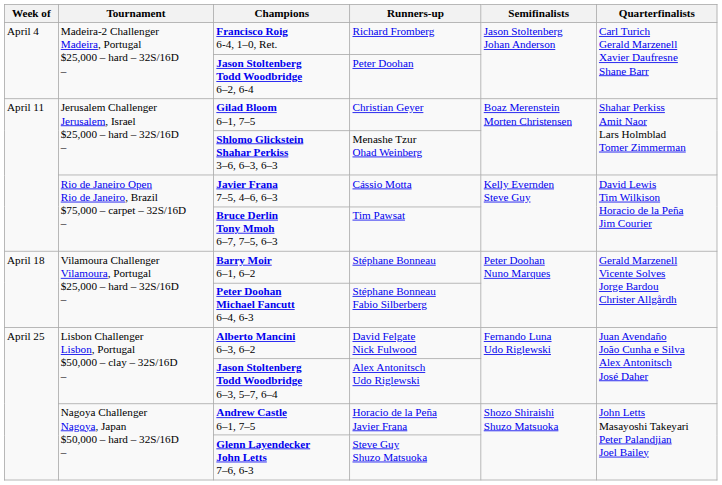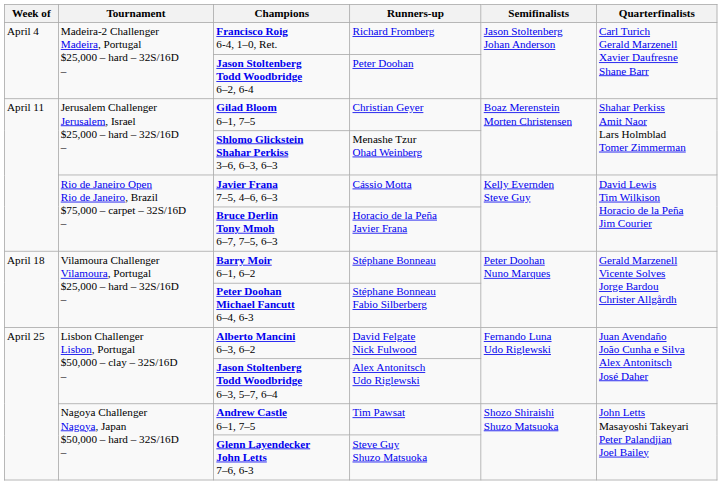(379, 215) Tim Pawsat -> (395, 222) Horacio de la Peña Javier Frana
(395, 419) Horacio de la Peña Javier Frana -> (379, 412) Tim Pawsat
